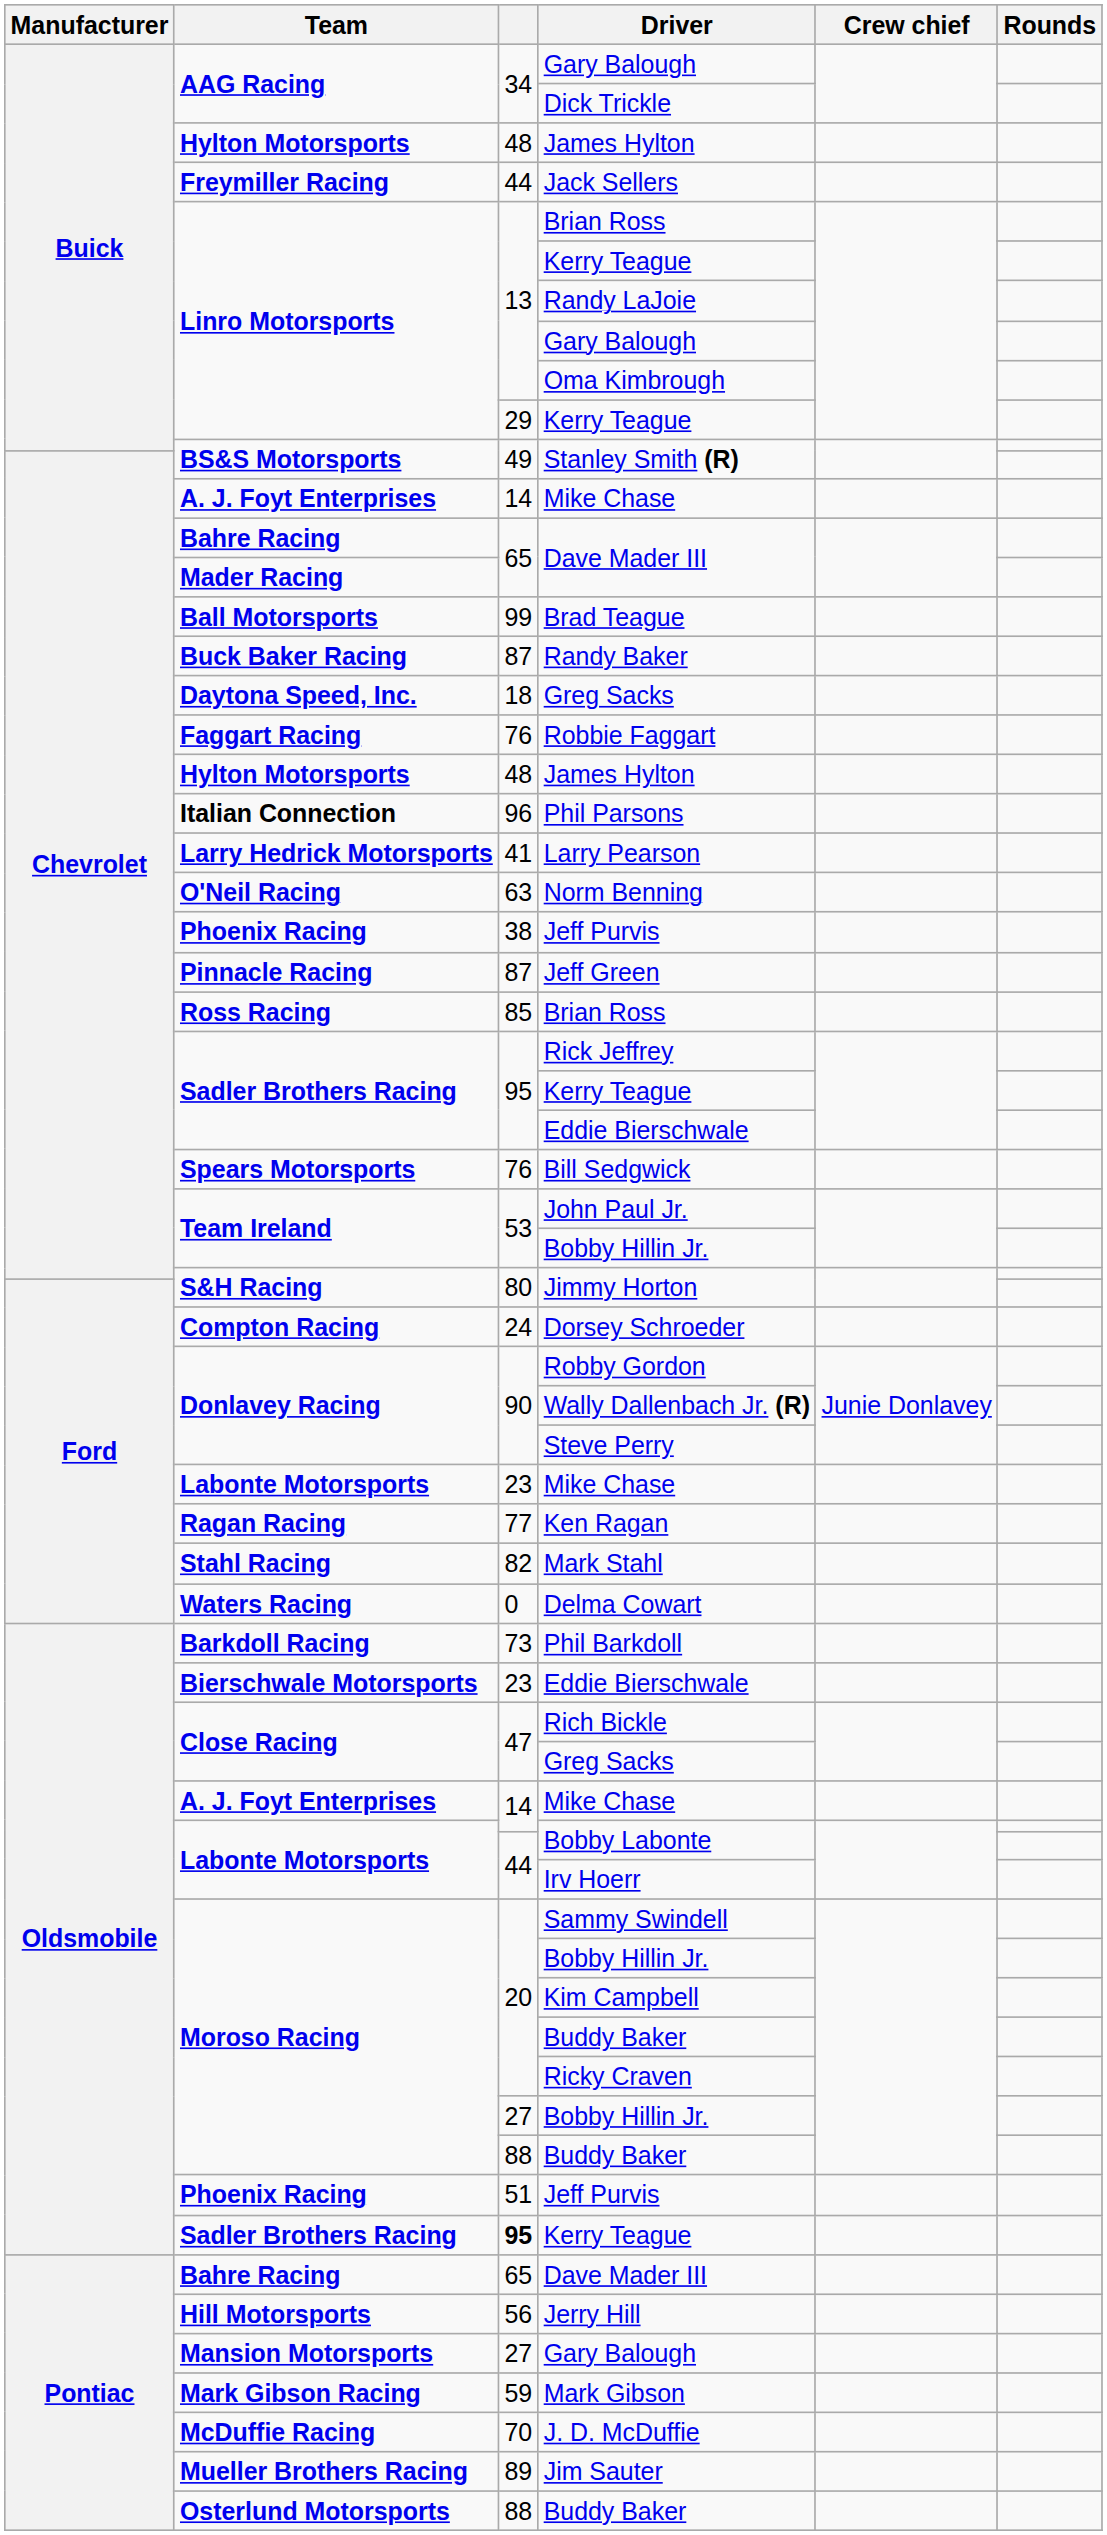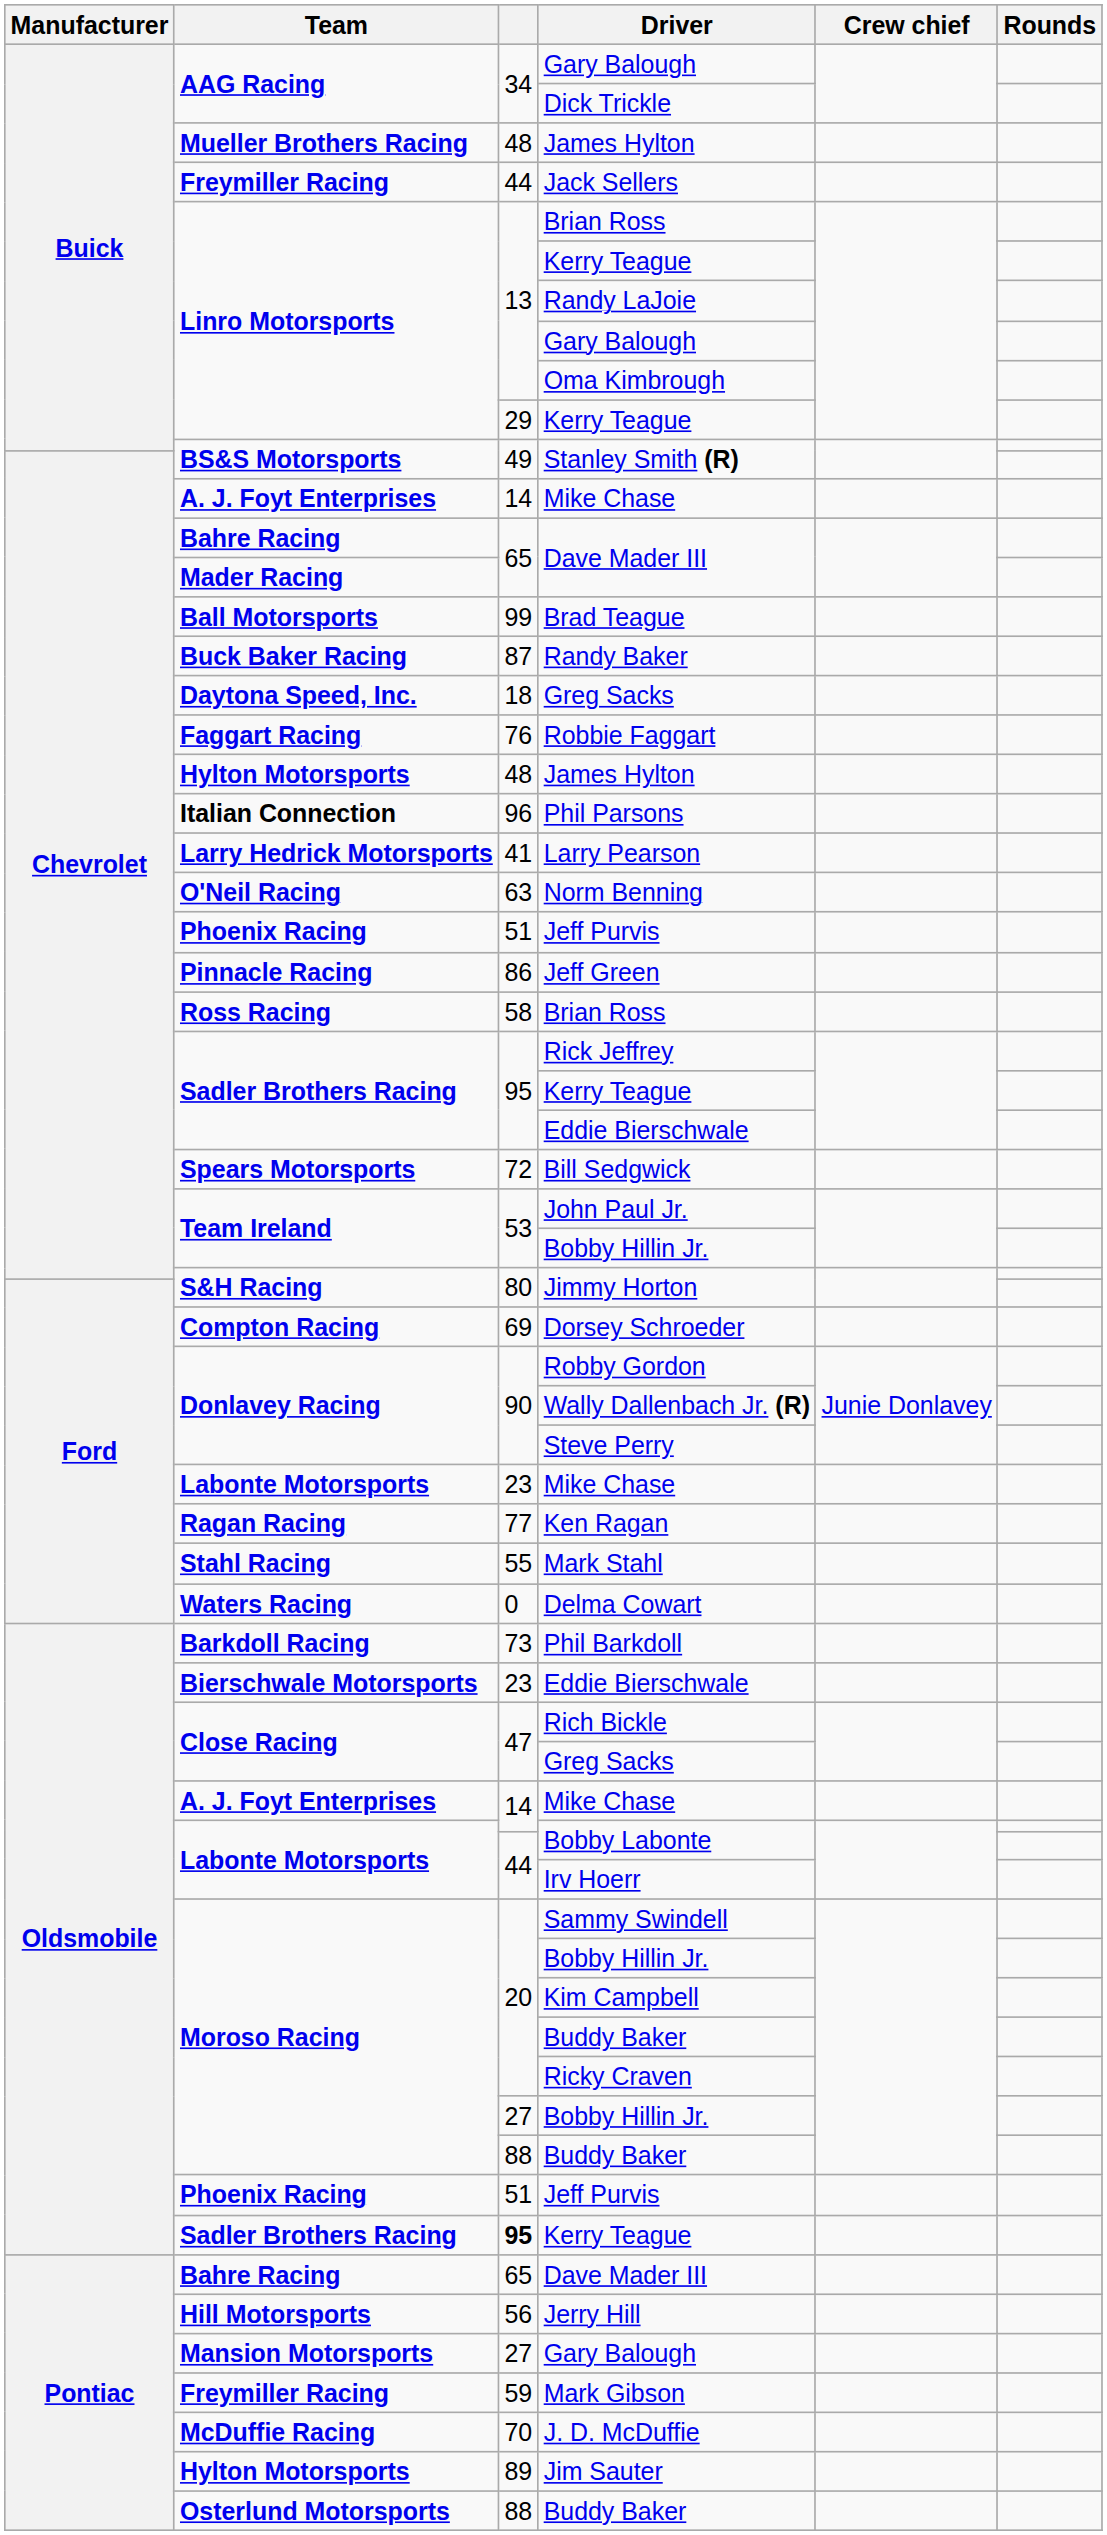(295, 143) Hylton Motorsports -> (324, 143) Mueller Brothers Racing
(518, 932) 38 -> (518, 932) 51
(518, 972) 87 -> (518, 972) 86
(518, 1011) 85 -> (518, 1011) 58
(518, 1169) 76 -> (518, 1169) 72
(518, 1327) 24 -> (518, 1327) 69
(518, 1564) 82 -> (518, 1564) 55
(300, 2392) Mark Gibson Racing -> (285, 2392) Freymiller Racing
(324, 2471) Mueller Brothers Racing -> (295, 2471) Hylton Motorsports
